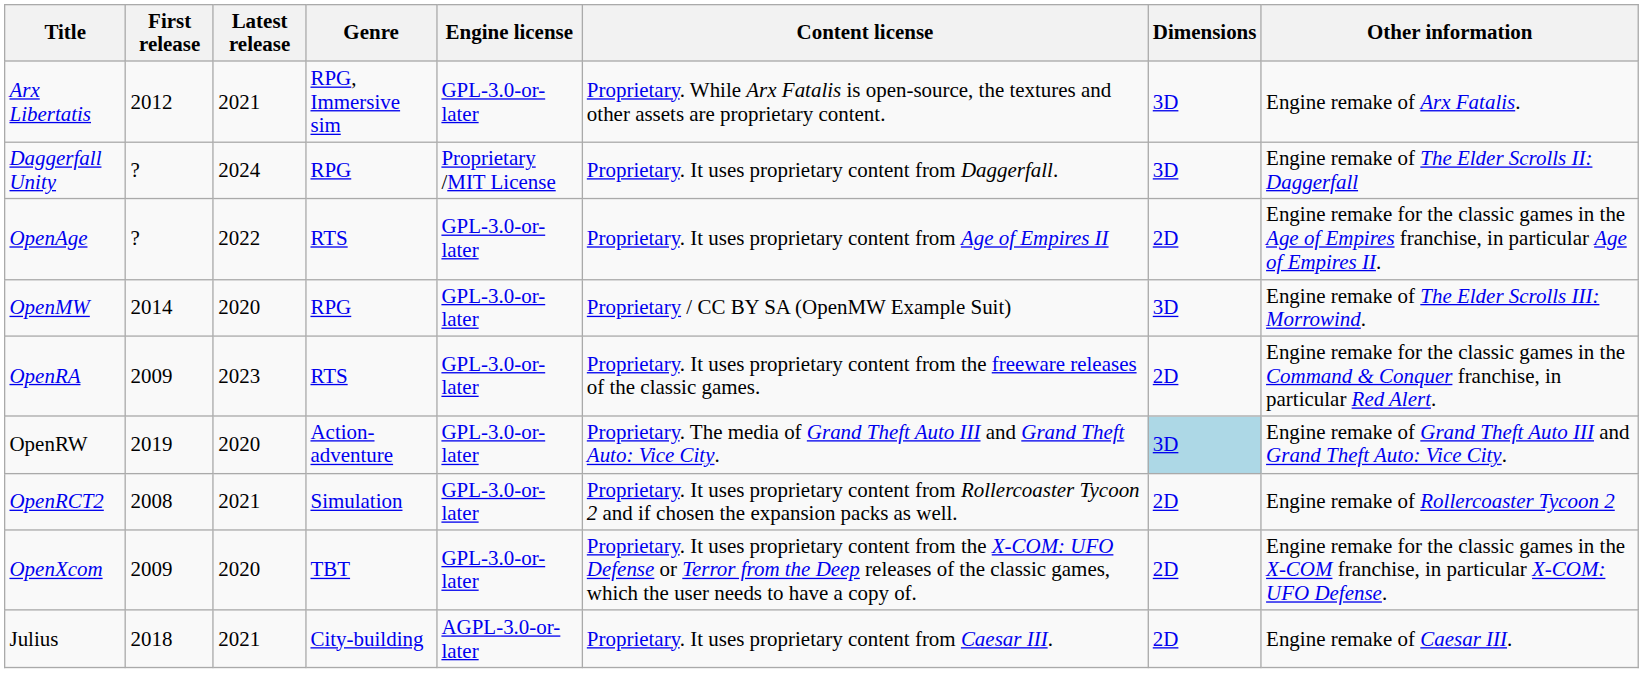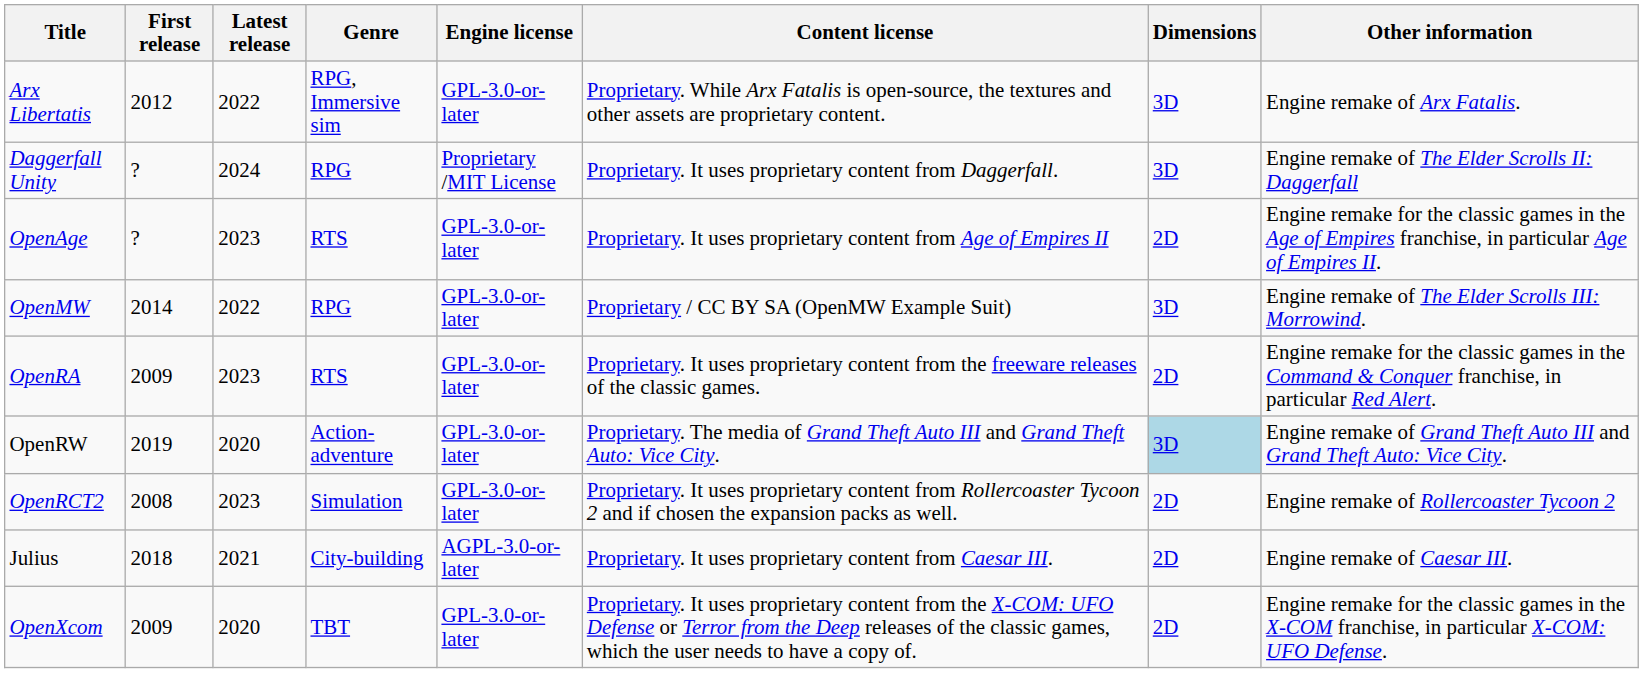(239, 101) 2021 -> (239, 101) 2022
(239, 238) 2022 -> (239, 238) 2023
(239, 307) 2020 -> (239, 307) 2022
(239, 501) 2021 -> (239, 501) 2023
rows swapped: (56, 570) <-> (34, 638)
